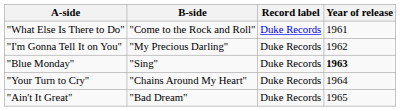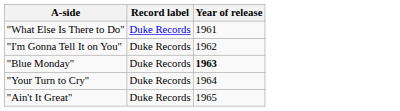- column: (192, 13)
